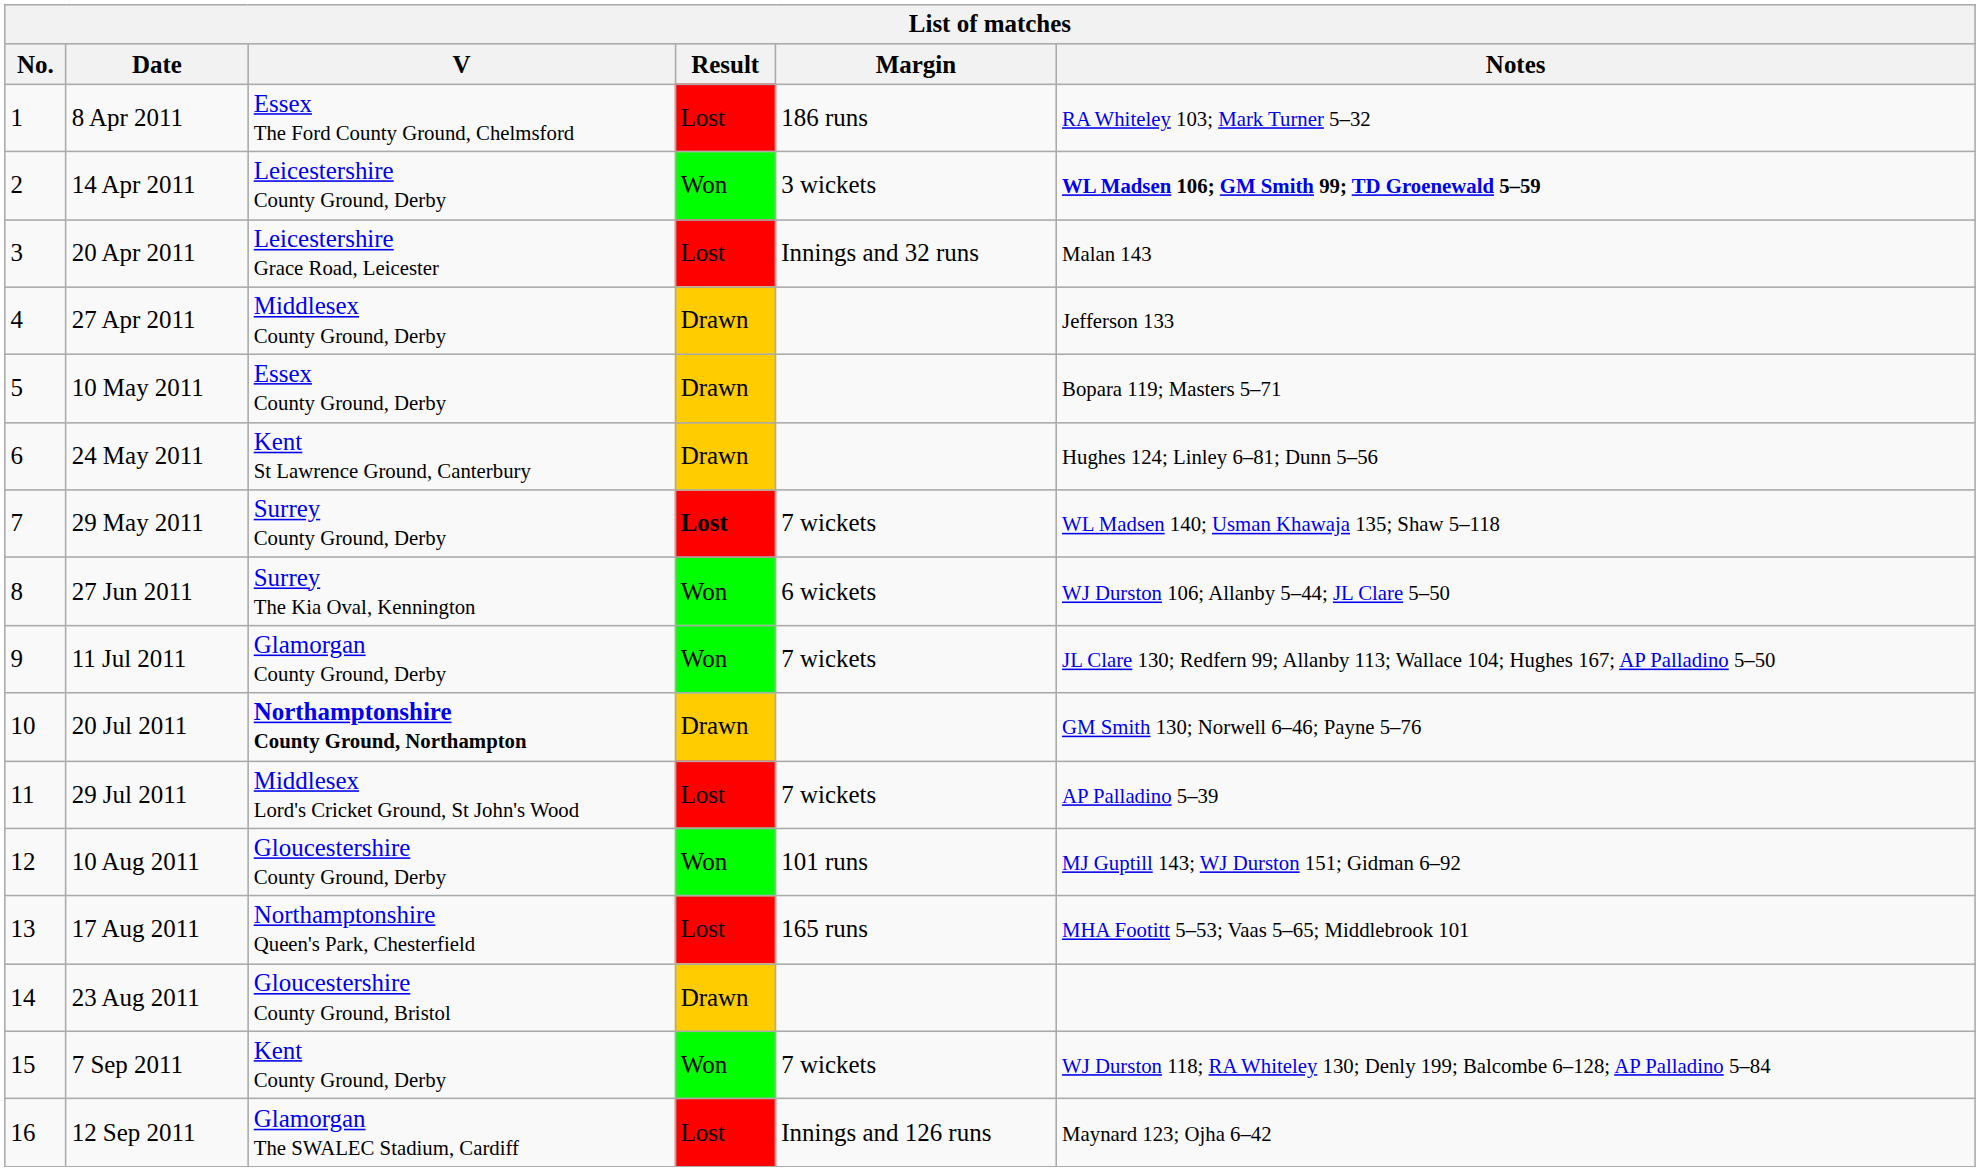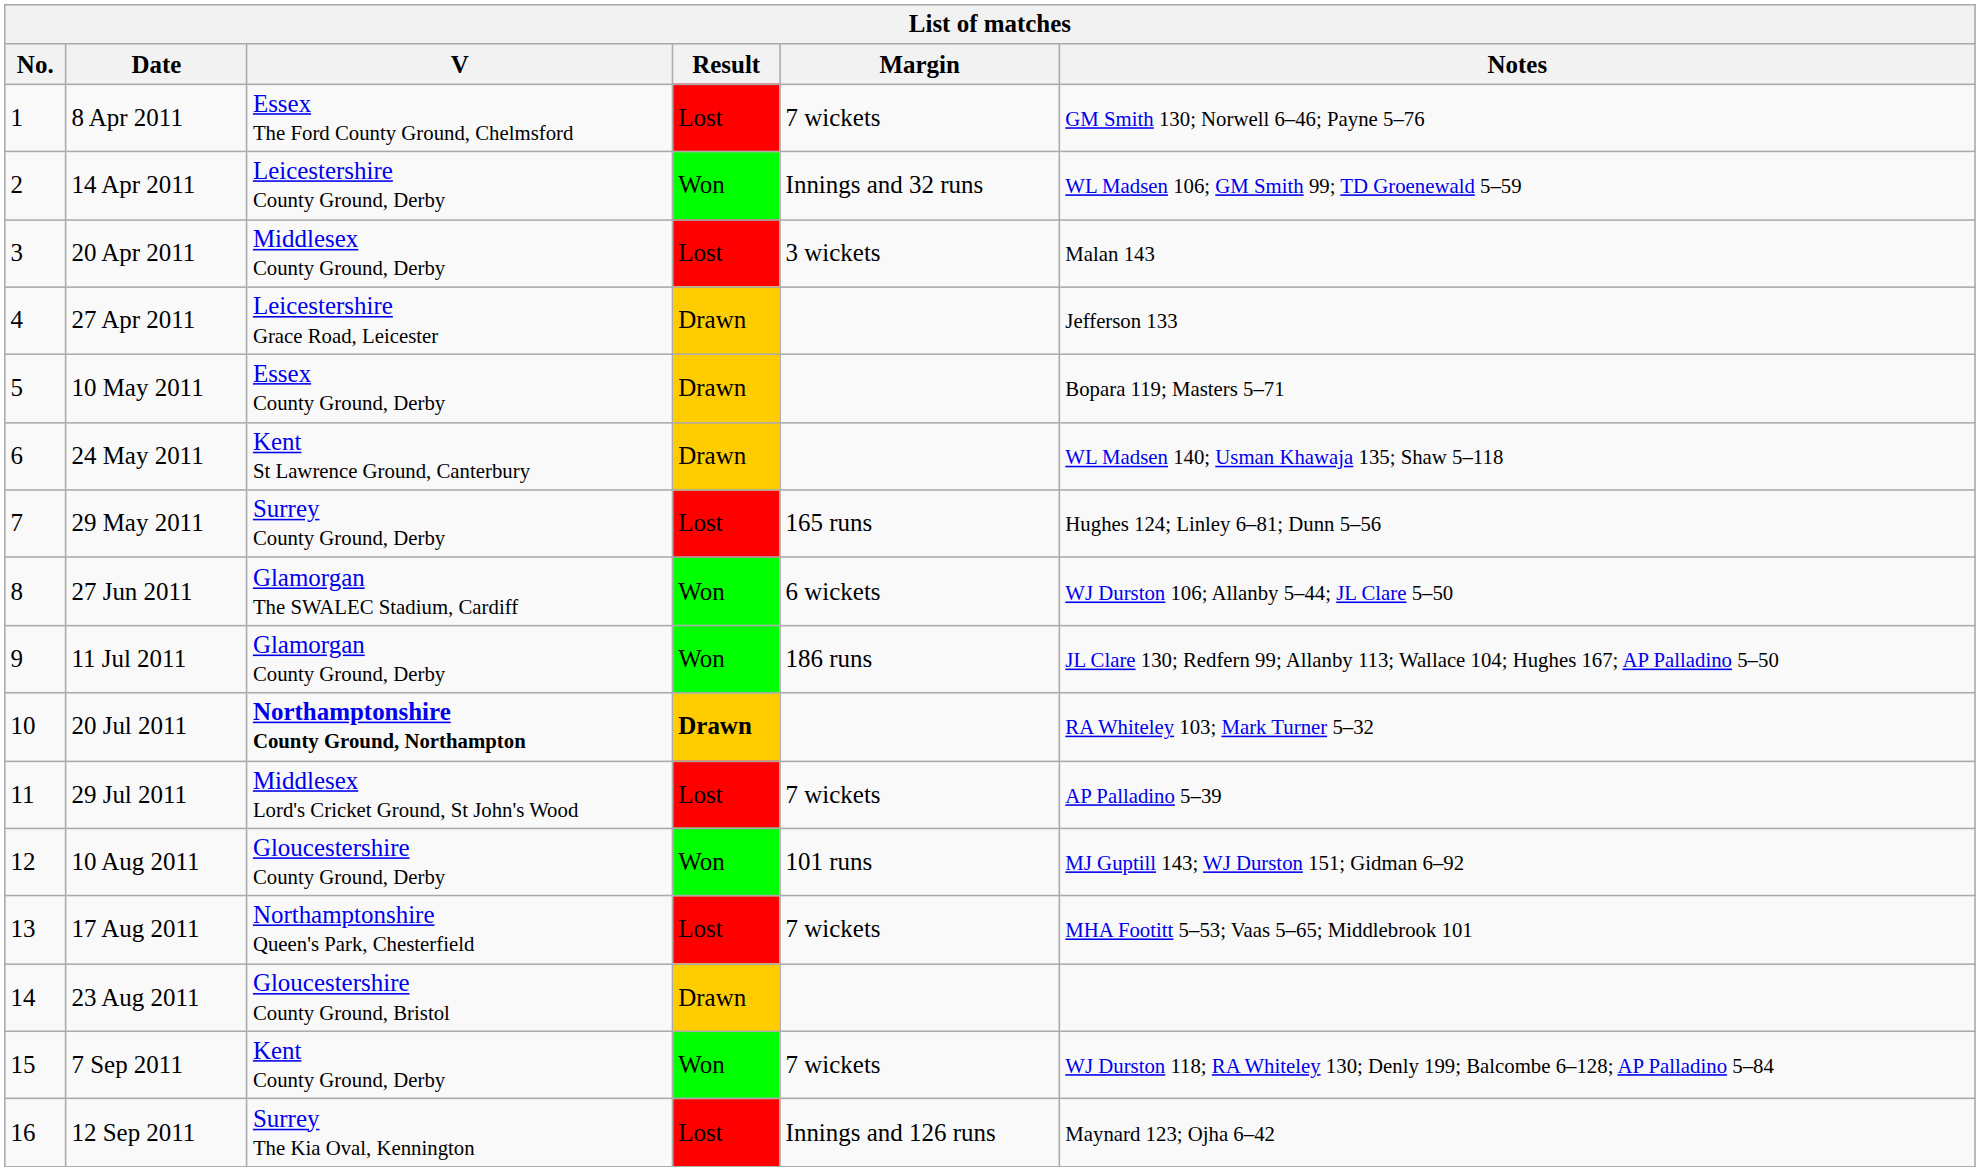(825, 117) 186 runs -> (833, 117) 7 wickets
(1216, 119) RA Whiteley 103; Mark Turner 5–32 -> (1245, 119) GM Smith 130; Norwell 6–46; Payne 5–76
(829, 185) 3 wickets -> (884, 185) Innings and 32 runs
(1301, 185) bold -> (1293, 186) normal
(346, 252) Leicestershire Grace Road, Leicester -> (349, 252) Middlesex County Ground, Derby
(880, 252) Innings and 32 runs -> (833, 252) 3 wickets
(350, 320) Middlesex County Ground, Derby -> (346, 320) Leicestershire Grace Road, Leicester
(1220, 457) Hughes 124; Linley 6–81; Dunn 5–56 -> (1284, 457) WL Madsen 140; Usman Khawaja 135; Shaw 5–118
(704, 523) bold -> (700, 523) normal
(829, 523) 7 wickets -> (829, 523) 165 runs
(1281, 525) WL Madsen 140; Usman Khawaja 135; Shaw 5–118 -> (1223, 525) Hughes 124; Linley 6–81; Dunn 5–56
(365, 591) Surrey The Kia Oval, Kennington -> (386, 591) Glamorgan The SWALEC Stadium, Cardiff
(829, 658) 7 wickets -> (829, 658) 186 runs
(715, 726) normal -> (715, 726) bold
(1242, 728) GM Smith 130; Norwell 6–46; Payne 5–76 -> (1220, 728) RA Whiteley 103; Mark Turner 5–32
(825, 929) 165 runs -> (833, 929) 7 wickets
(386, 1132) Glamorgan The SWALEC Stadium, Cardiff -> (364, 1132) Surrey The Kia Oval, Kennington
